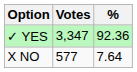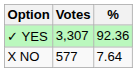(72, 36) 3,347 -> (72, 36) 3,307
